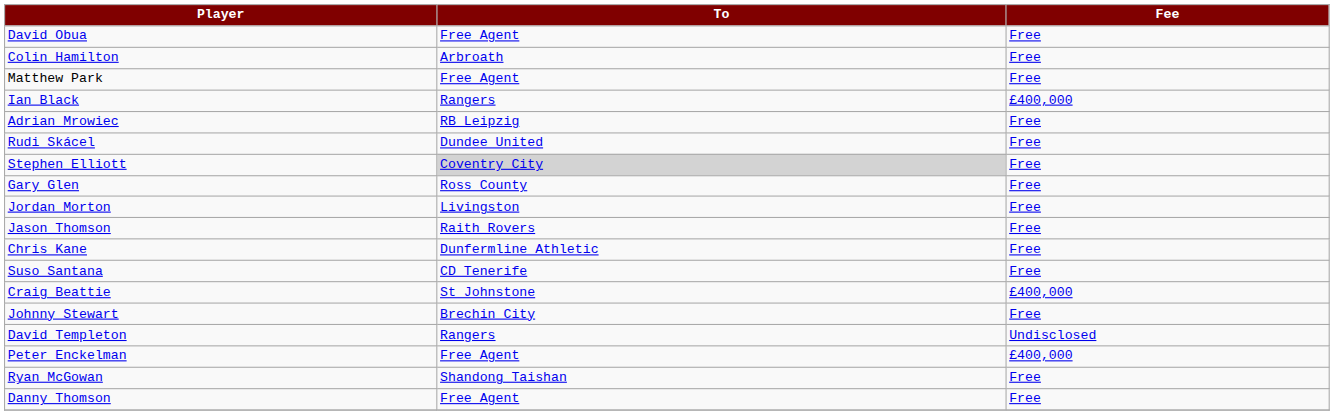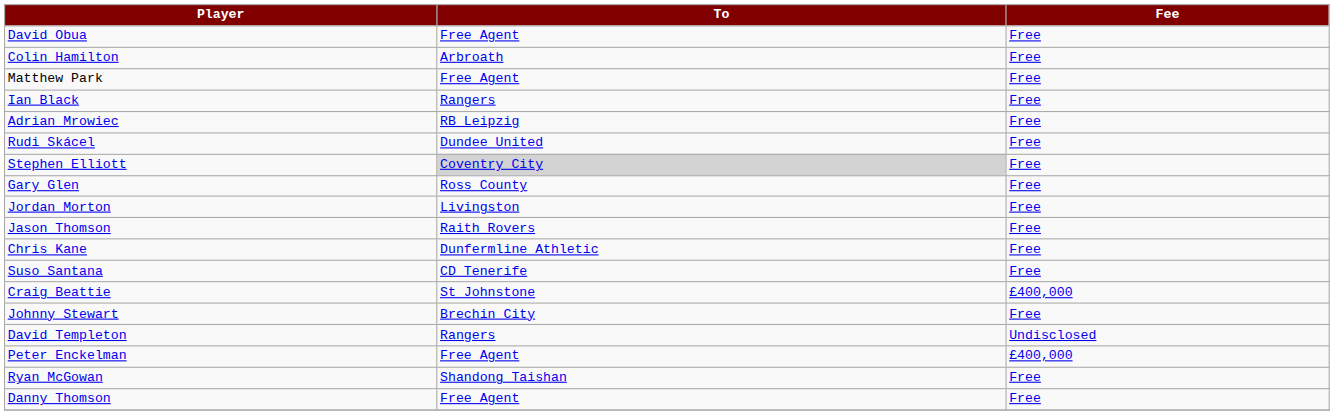(1041, 101) £400,000 -> (1025, 101) Free
